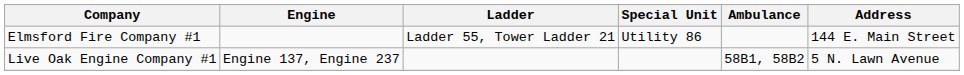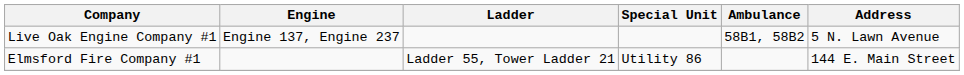rows swapped: (112, 59) <-> (104, 37)
